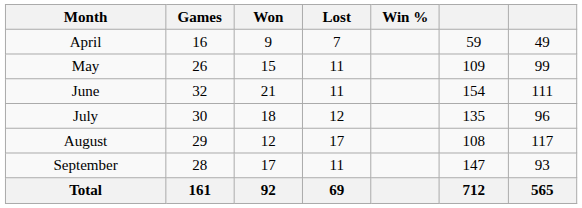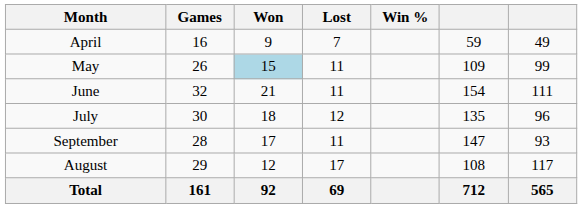(268, 66) no background -> (268, 66) lightblue background
rows swapped: (86, 140) <-> (86, 165)
